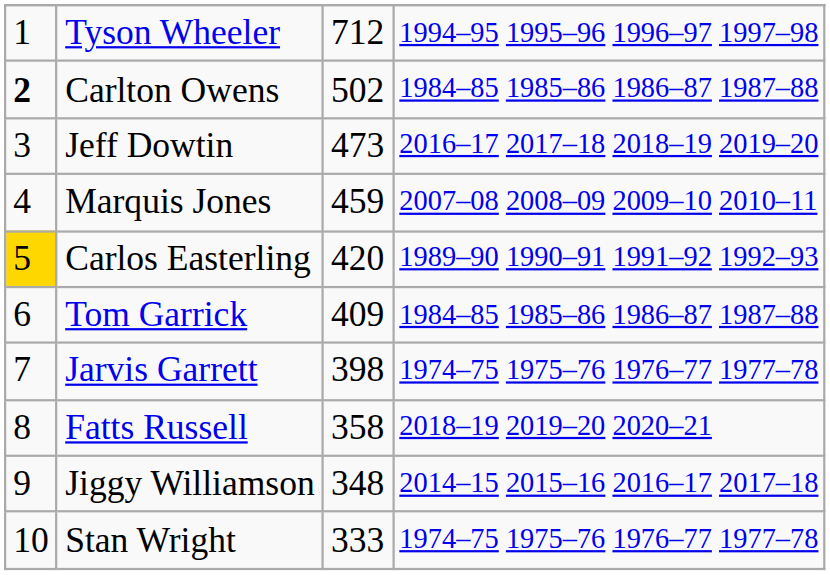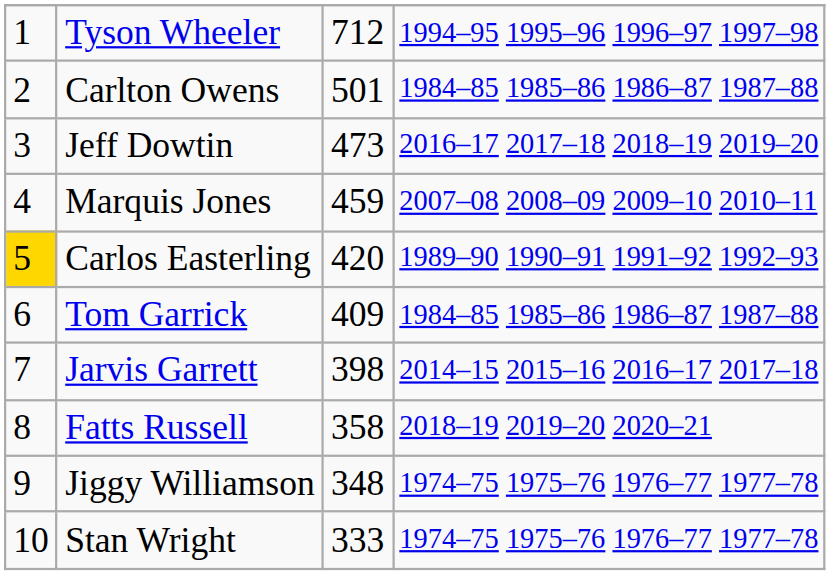(22, 88) bold -> (22, 88) normal
(358, 88) 502 -> (358, 88) 501
(609, 370) 1974–75 1975–76 1976–77 1977–78 -> (609, 370) 2014–15 2015–16 2016–17 2017–18
(609, 483) 2014–15 2015–16 2016–17 2017–18 -> (609, 483) 1974–75 1975–76 1976–77 1977–78
